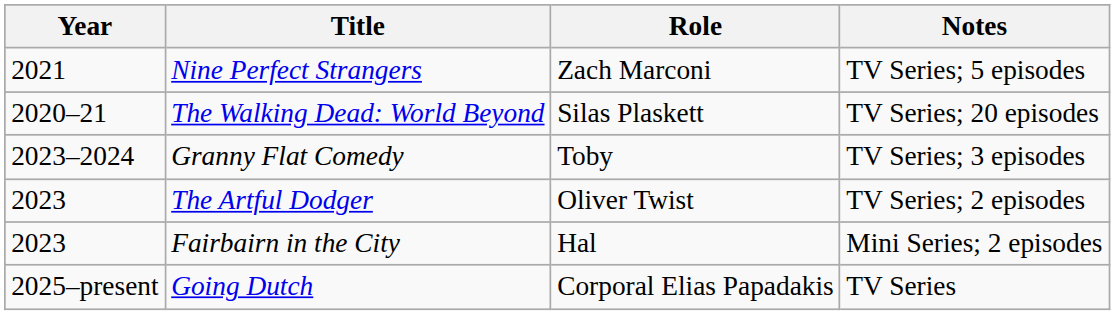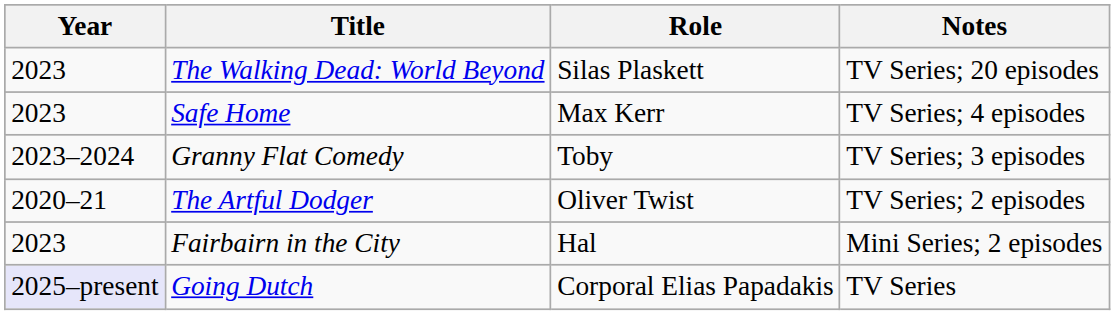- row: (297, 69)
(59, 112) 2020–21 -> (39, 69) 2023
+ row: (231, 112)
(39, 199) 2023 -> (59, 199) 2020–21
(85, 286) no background -> (85, 286) lavender background
